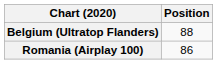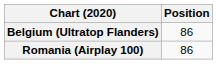(187, 31) 88 -> (187, 31) 86
